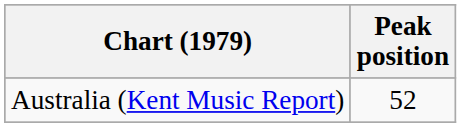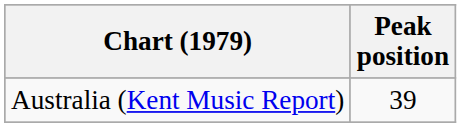(403, 99) 52 -> (403, 99) 39
